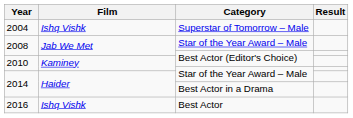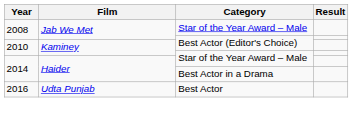- row: (17, 27)
(63, 105) Ishq Vishk -> (68, 89) Udta Punjab
